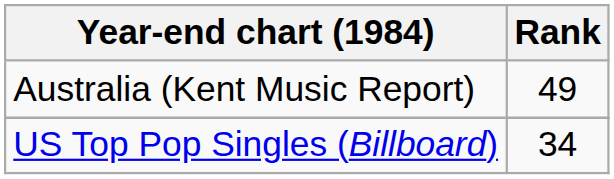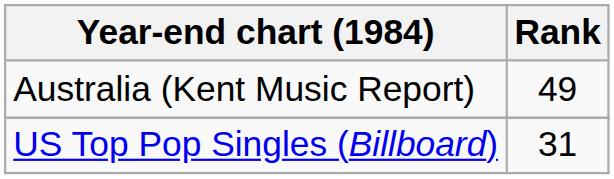(558, 144) 34 -> (558, 144) 31
